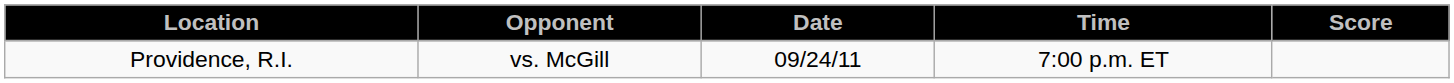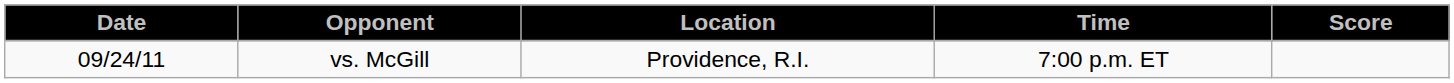columns swapped: (818, 22) <-> (211, 22)
